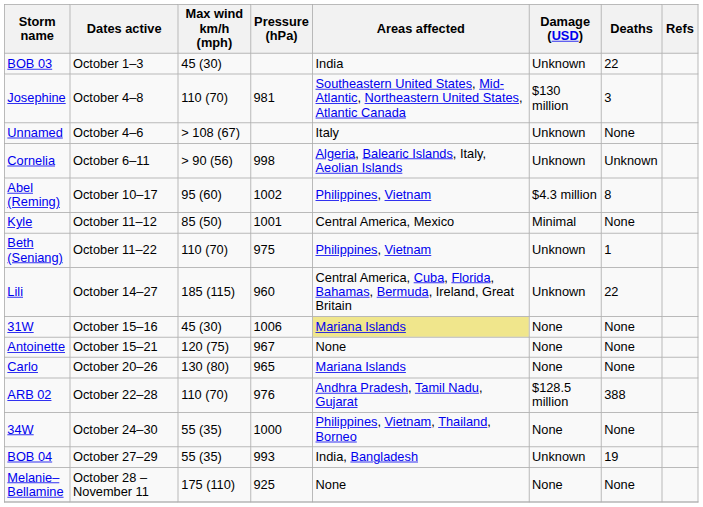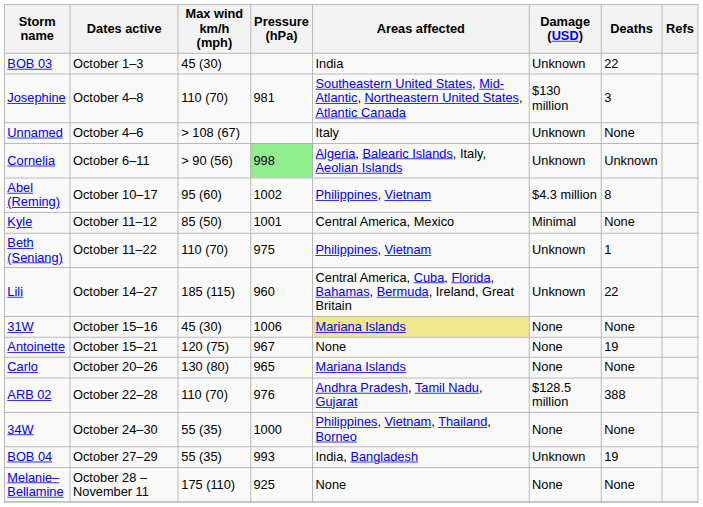(264, 160) no background -> (264, 160) lightgreen background
(619, 347) None -> (611, 347) 19
